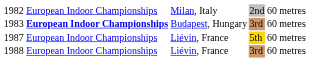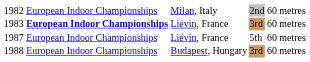(209, 24) Budapest, Hungary -> (199, 24) Liévin, France
(256, 37) gold background -> (256, 37) no background
(199, 51) Liévin, France -> (209, 51) Budapest, Hungary
